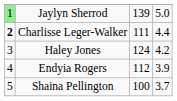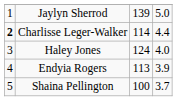(10, 13) lightgreen background -> (10, 13) no background
(141, 31) 111 -> (141, 31) 114
(162, 50) 4.2 -> (162, 50) 4.0
(141, 68) 112 -> (141, 68) 113
